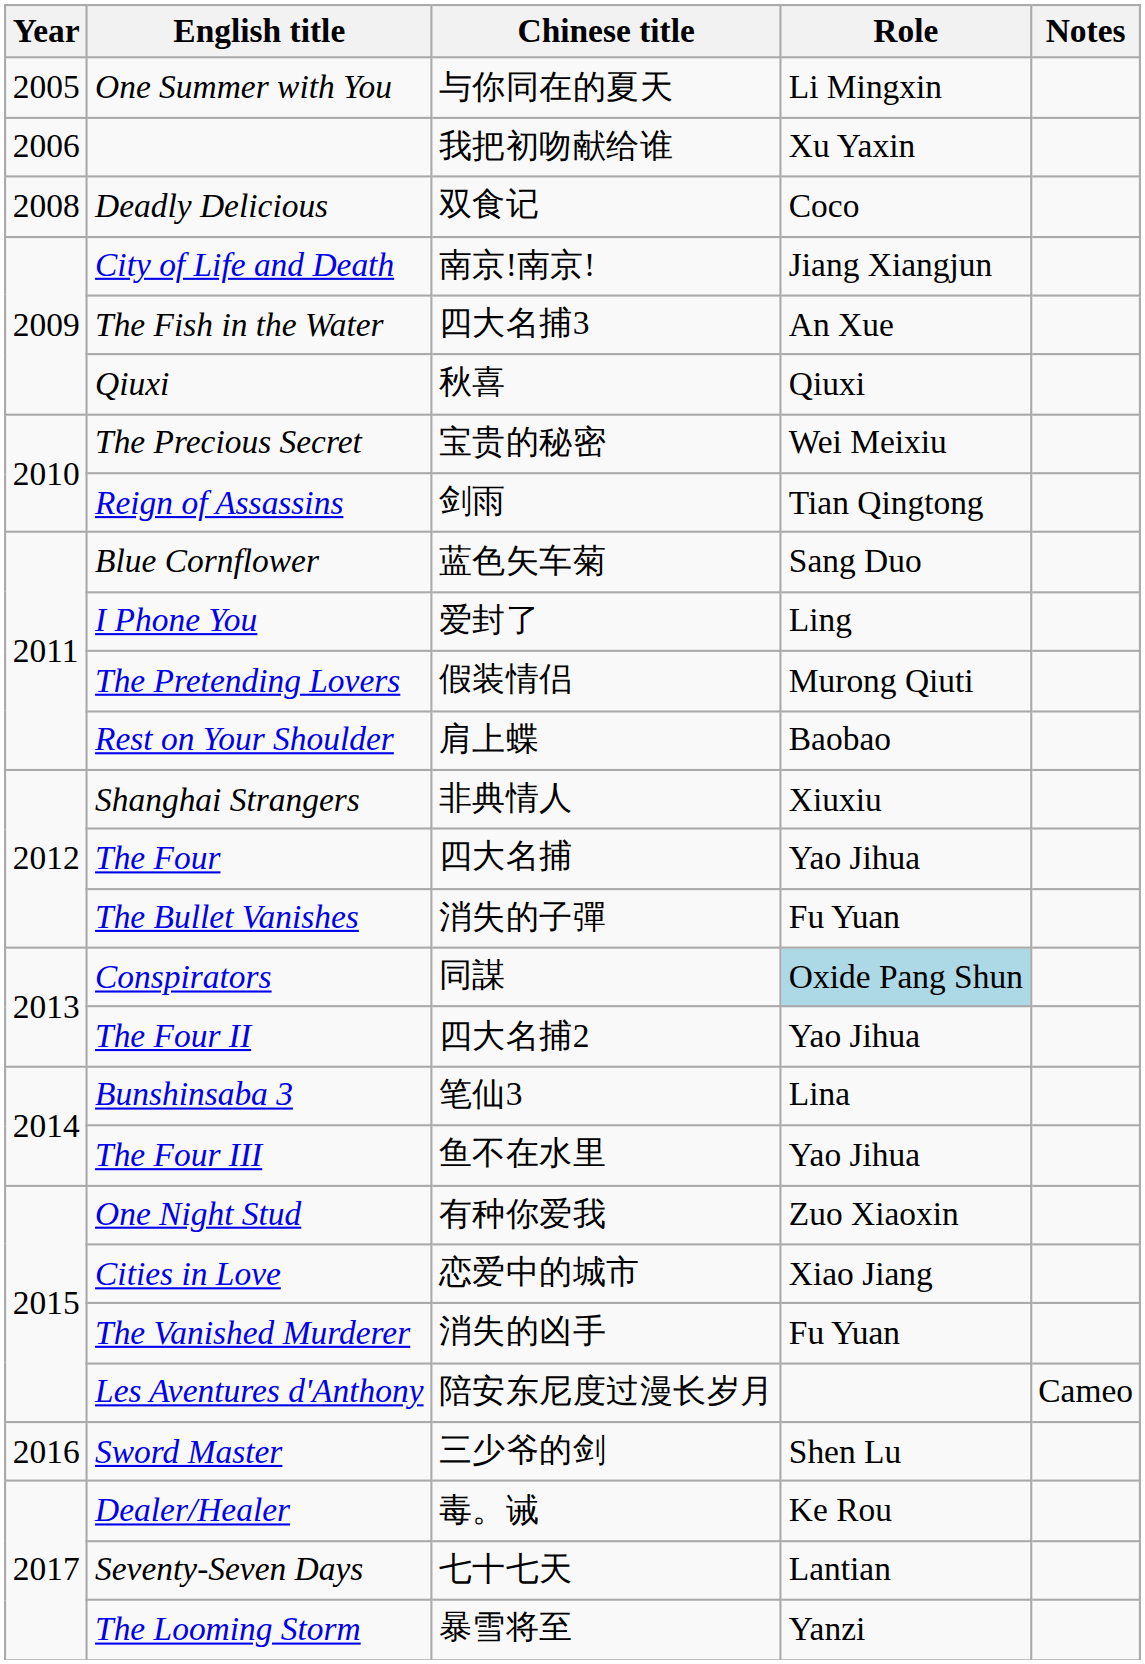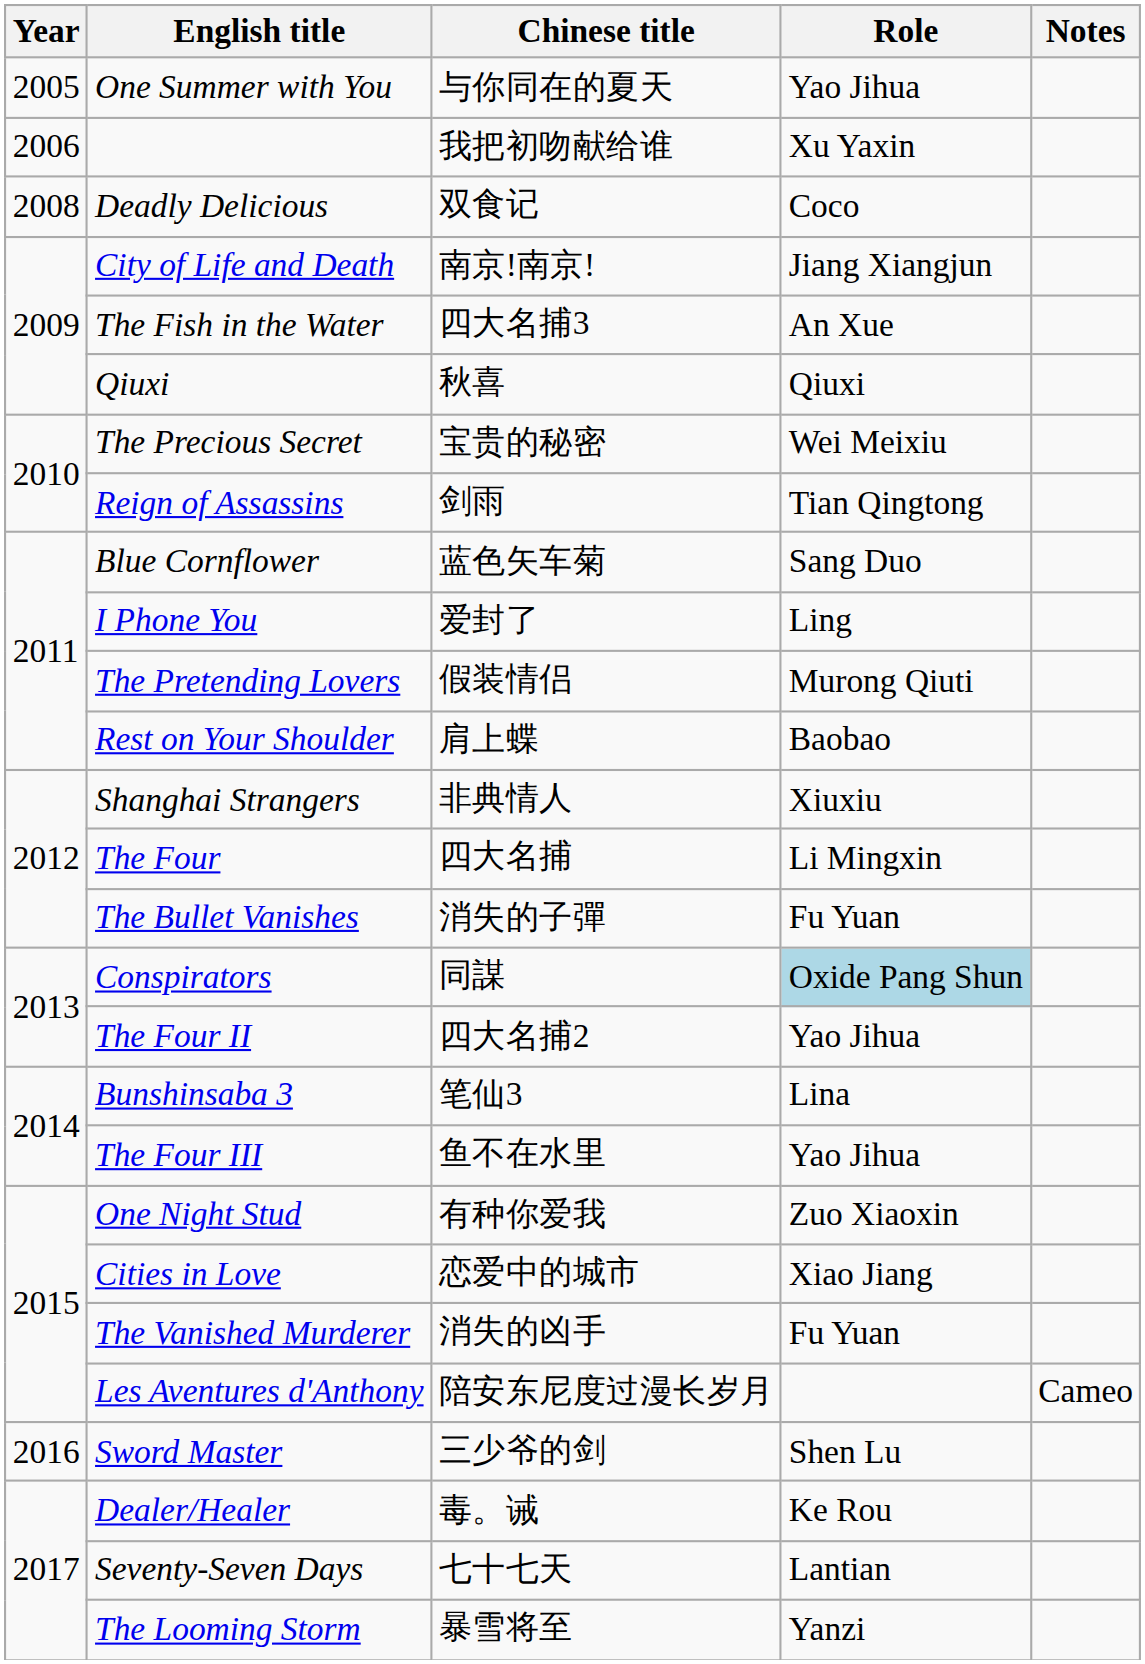(865, 87) Li Mingxin -> (854, 87) Yao Jihua
(854, 858) Yao Jihua -> (865, 858) Li Mingxin
